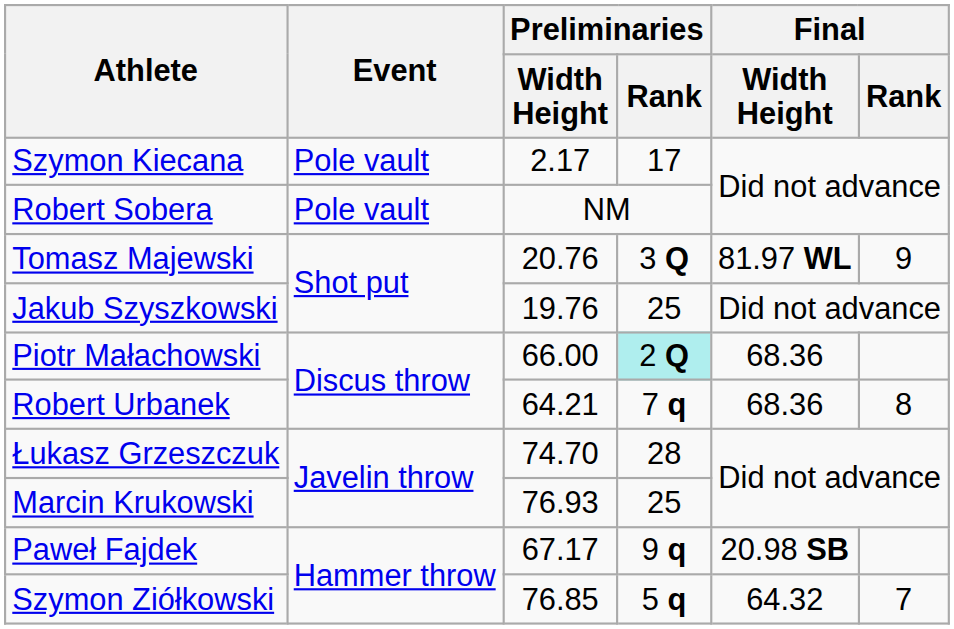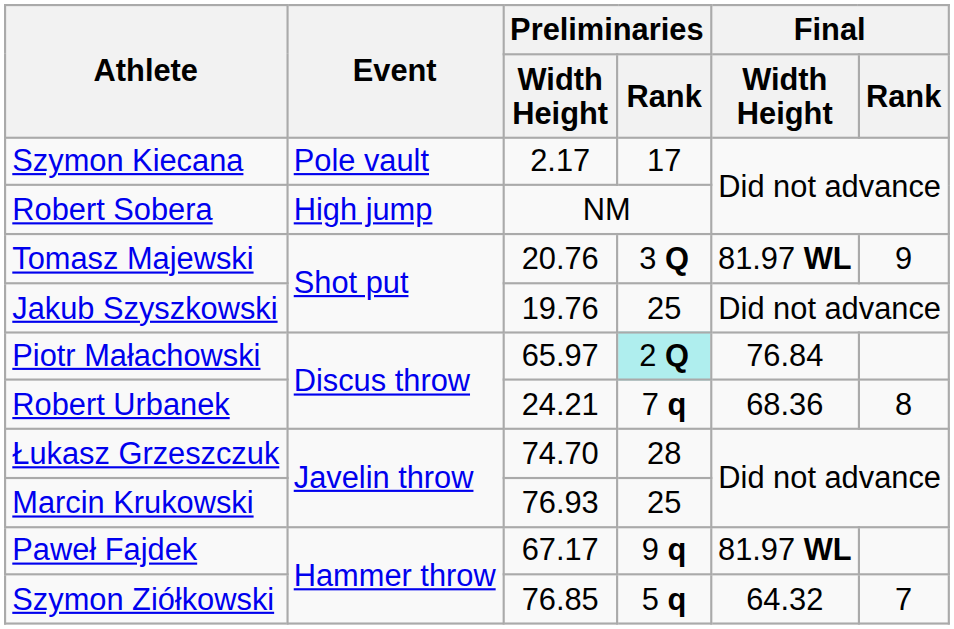(361, 210) Pole vault -> (363, 210) High jump
(560, 356) 66.00 -> (560, 356) 65.97
(785, 356) 68.36 -> (785, 356) 76.84
(560, 405) 64.21 -> (560, 405) 24.21
(785, 551) 20.98 SB -> (785, 551) 81.97 WL
